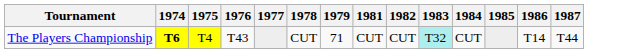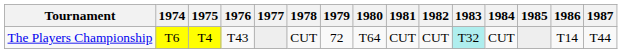+ column: (370, 15)
(172, 37) bold -> (172, 37) normal
(337, 37) 71 -> (337, 37) 72
